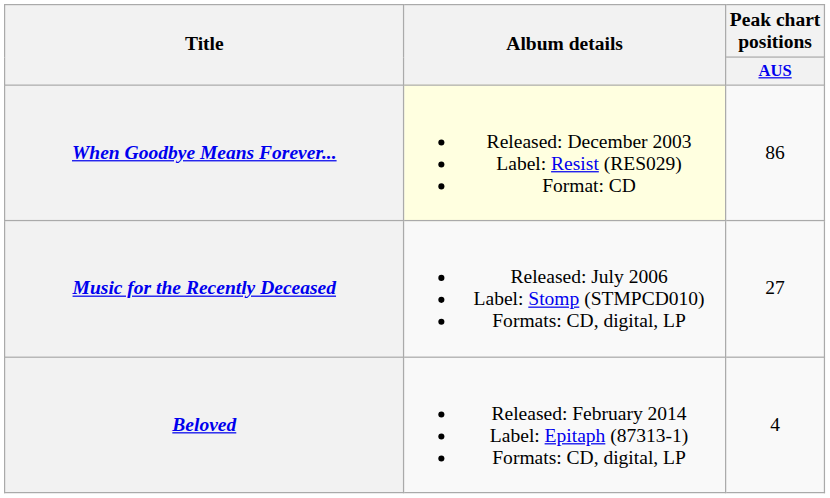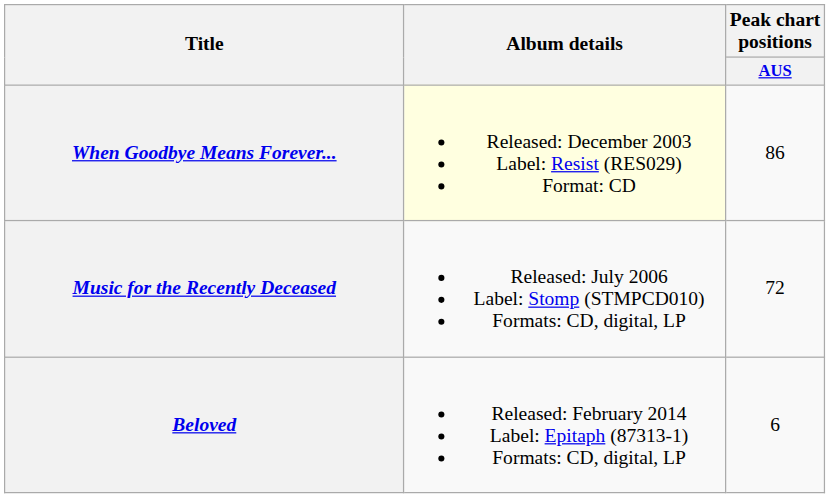(775, 288) 27 -> (775, 288) 72
(775, 424) 4 -> (775, 424) 6
